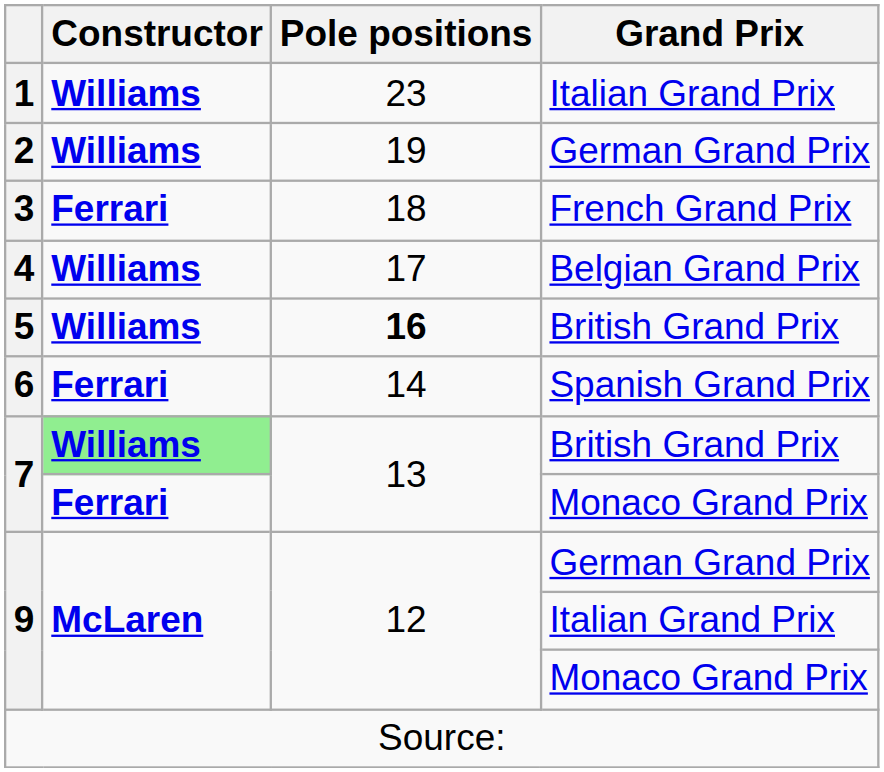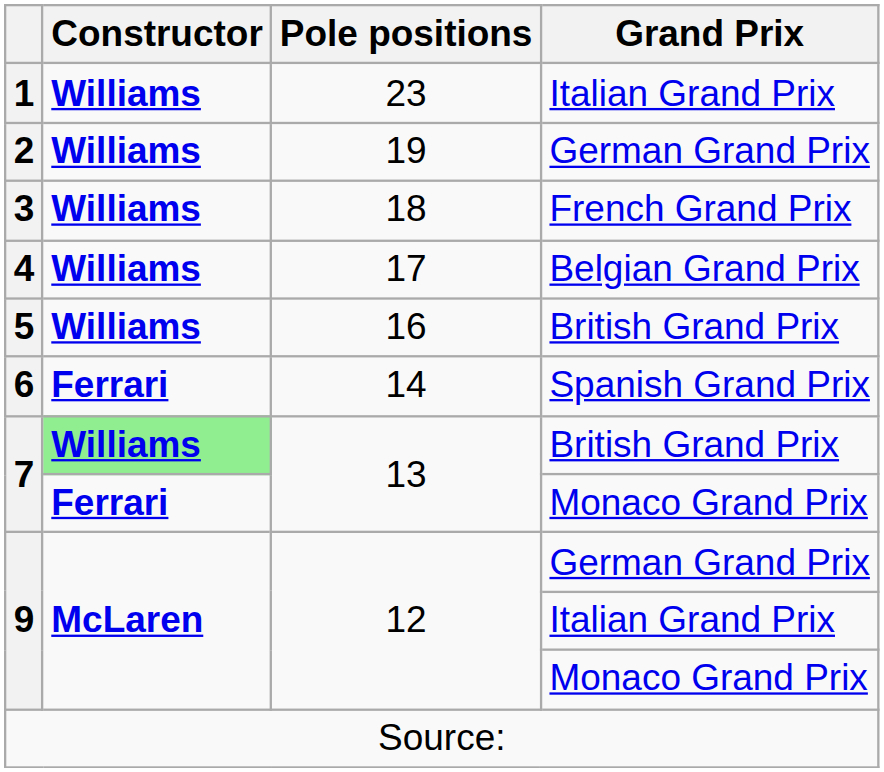(110, 209) Ferrari -> (126, 209) Williams
(406, 326) bold -> (406, 326) normal
